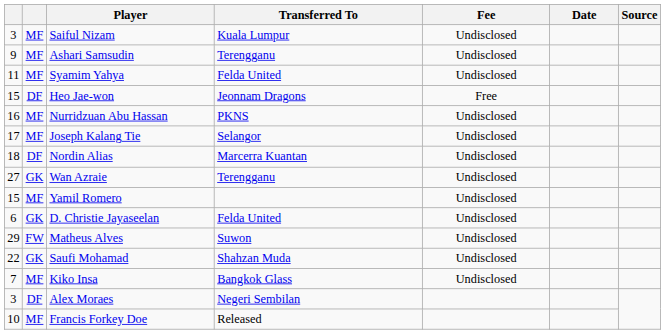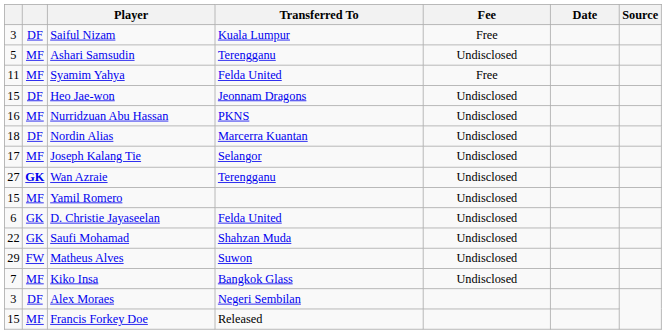(35, 35) MF -> (35, 35) DF
(486, 35) Undisclosed -> (487, 35) Free
(13, 55) 9 -> (13, 55) 5
(486, 75) Undisclosed -> (487, 75) Free
(486, 96) Free -> (487, 96) Undisclosed
rows swapped: (95, 136) <-> (81, 156)
(35, 177) normal -> (35, 177) bold
rows swapped: (89, 258) <-> (86, 238)
(13, 319) 10 -> (13, 319) 15
